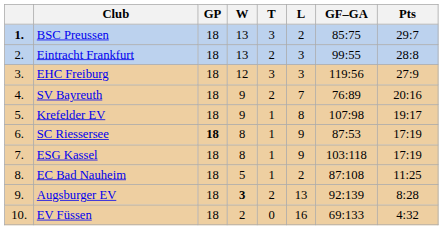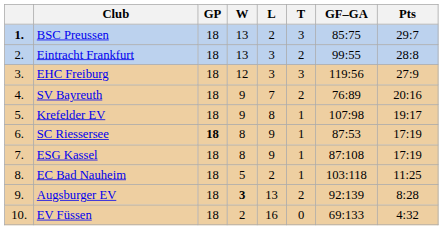columns swapped: (272, 14) <-> (301, 14)
(346, 154) 103:118 -> (346, 154) 87:108
(346, 174) 87:108 -> (346, 174) 103:118
